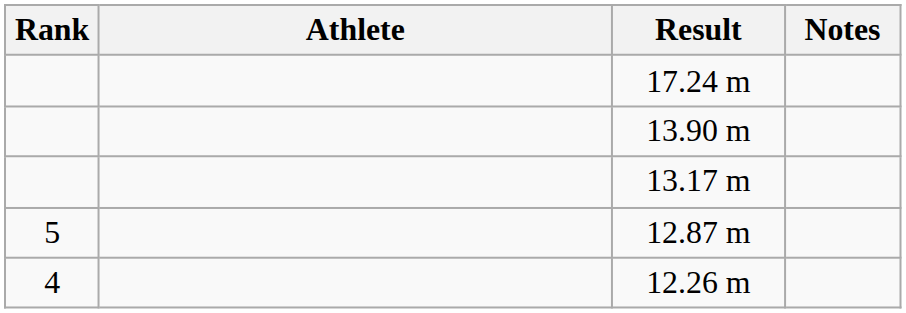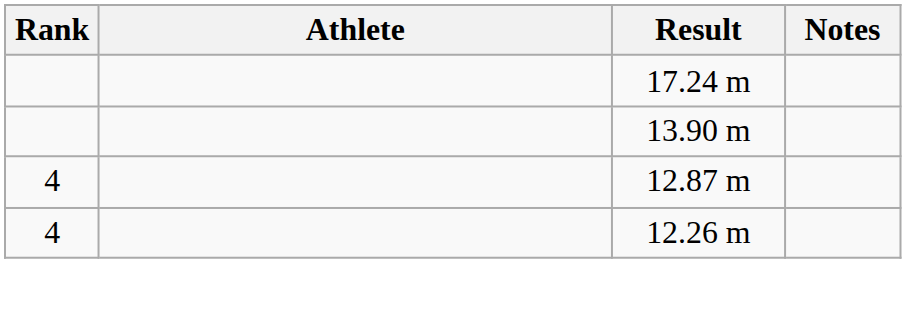- row: (698, 181)
(52, 231) 5 -> (52, 181) 4
